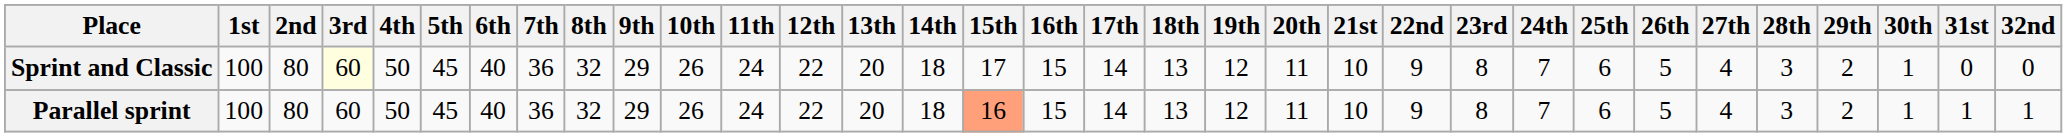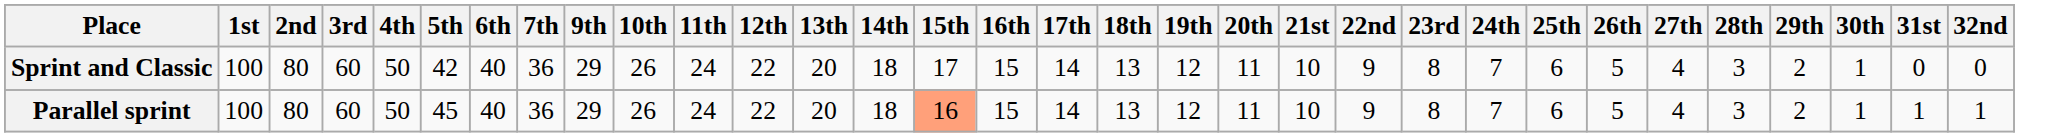- column: (589, 25)
(348, 67) lightyellow background -> (348, 67) no background
(445, 67) 45 -> (445, 67) 42
